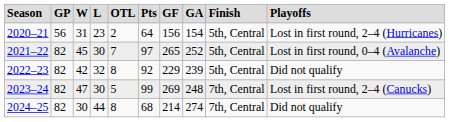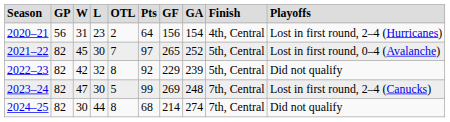(237, 32) 5th, Central -> (237, 32) 4th, Central
